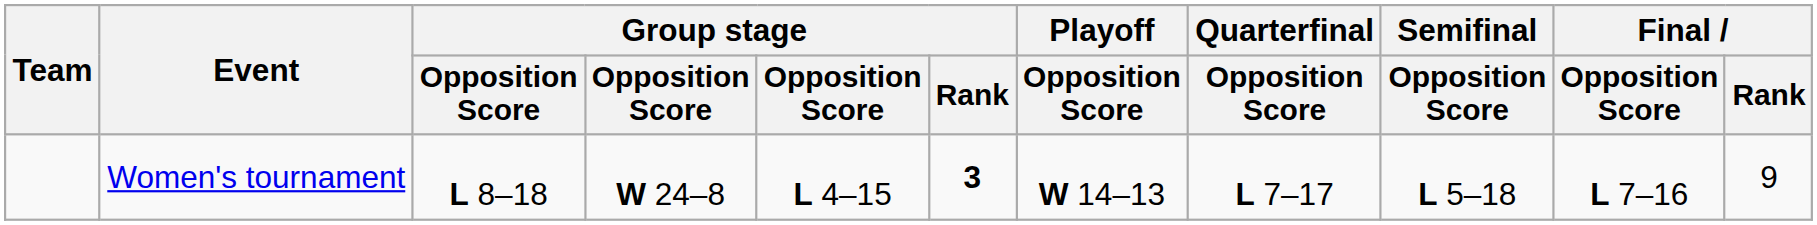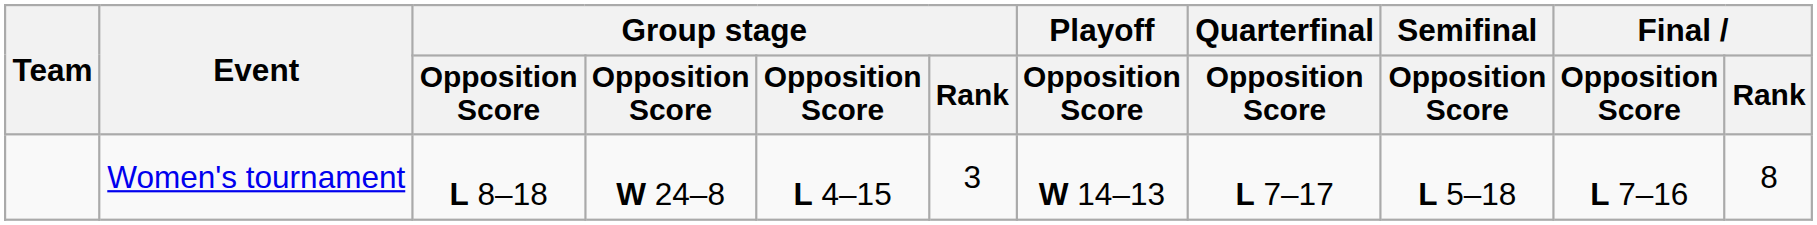(972, 178) bold -> (972, 178) normal
(1769, 178) 9 -> (1769, 178) 8
